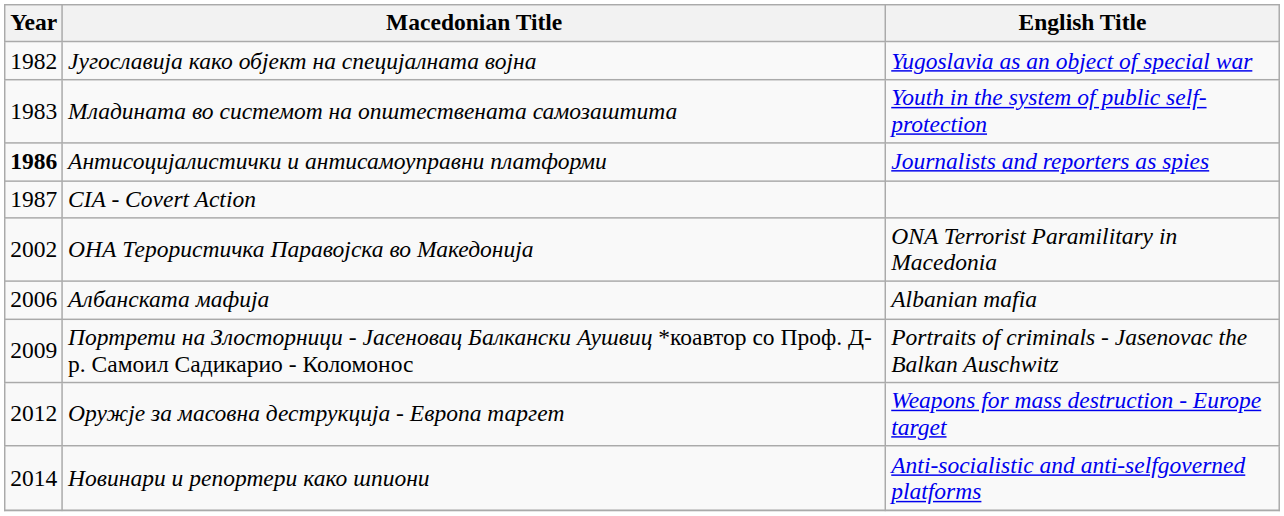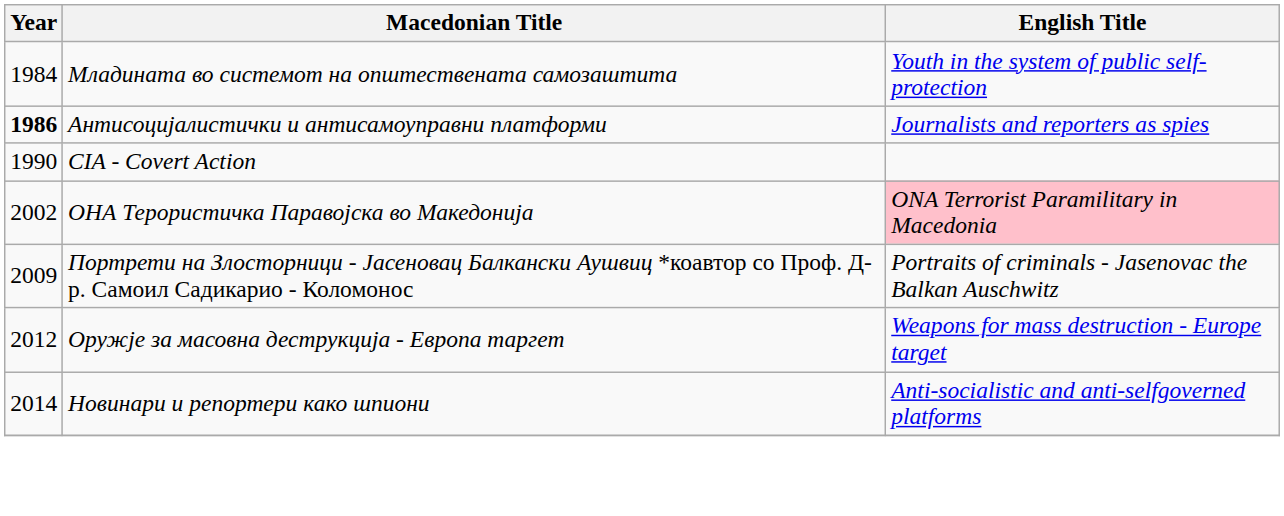- row: (302, 60)
(34, 110) 1983 -> (34, 73) 1984
(34, 198) 1987 -> (34, 161) 1990
(1034, 249) no background -> (1034, 212) pink background
- row: (169, 299)
